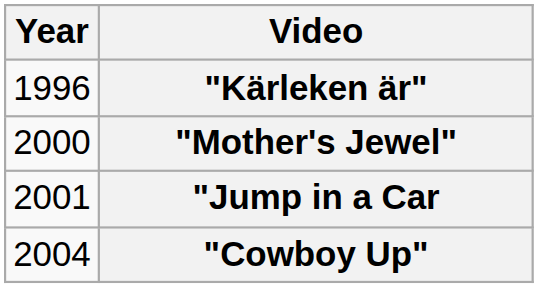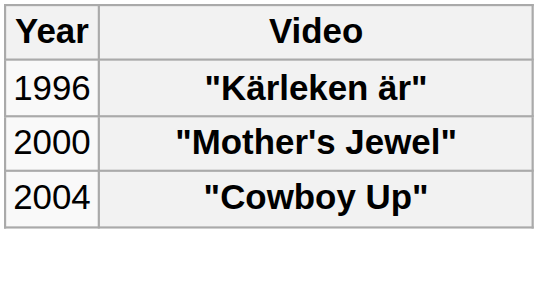- row: (316, 198)
